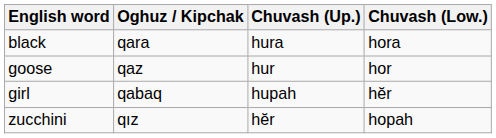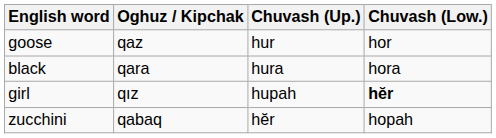rows swapped: (27, 42) <-> (30, 68)
(140, 94) qabaq -> (128, 94) qız
(380, 94) normal -> (381, 94) bold
(128, 119) qız -> (140, 119) qabaq
